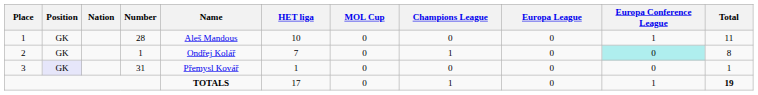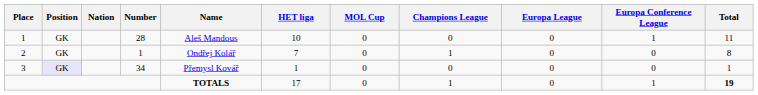(654, 53) paleturquoise background -> (654, 53) no background
(140, 68) 31 -> (140, 68) 34
